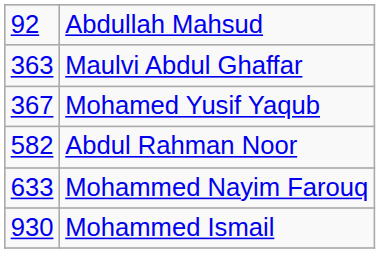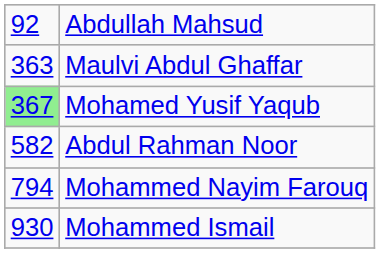(32, 106) no background -> (32, 106) lightgreen background
(32, 187) 633 -> (32, 187) 794
